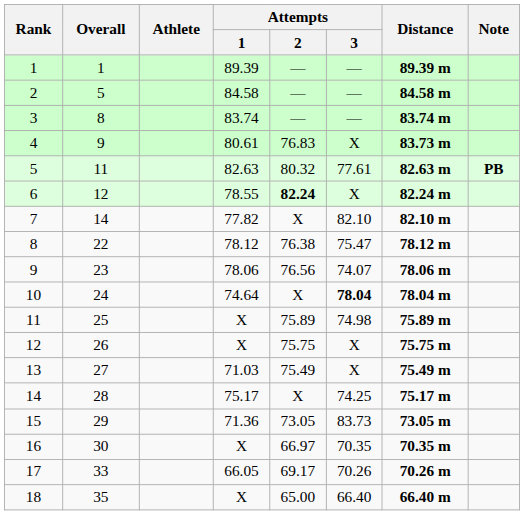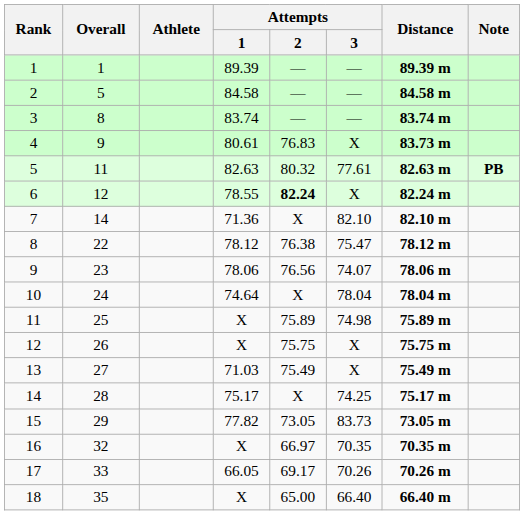(241, 218) 77.82 -> (241, 218) 71.36
(354, 294) bold -> (354, 294) normal
(241, 420) 71.36 -> (241, 420) 77.82
(101, 446) 30 -> (101, 446) 32
